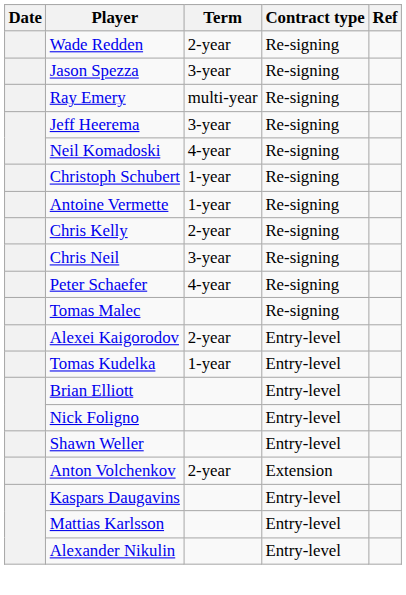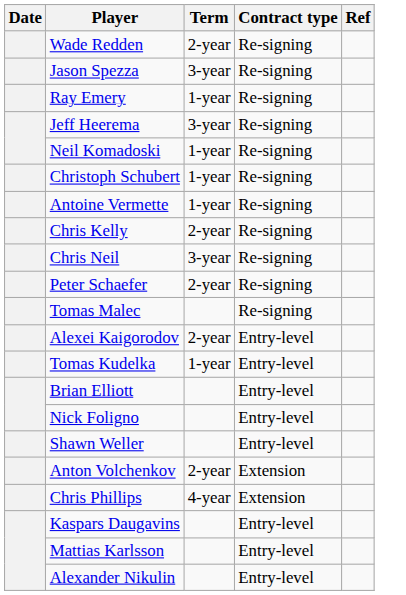(223, 97) multi-year -> (209, 97) 1-year
(209, 151) 4-year -> (209, 151) 1-year
(209, 284) 4-year -> (209, 284) 2-year
+ row: (96, 497)
